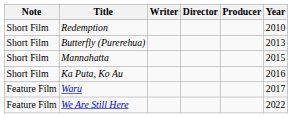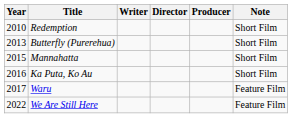columns swapped: (276, 12) <-> (32, 12)
